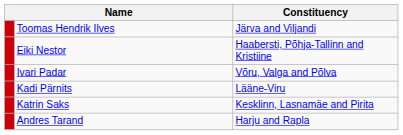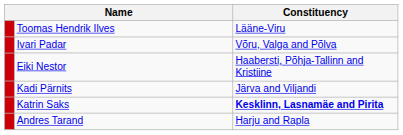(276, 28) Järva and Viljandi -> (260, 28) Lääne-Viru
rows swapped: (41, 50) <-> (41, 72)
(260, 89) Lääne-Viru -> (276, 89) Järva and Viljandi
(305, 105) normal -> (309, 105) bold
